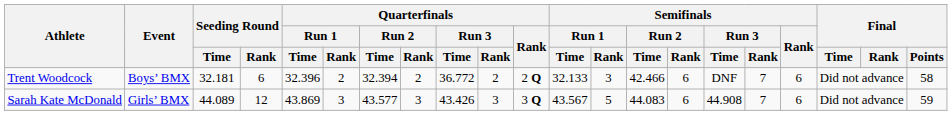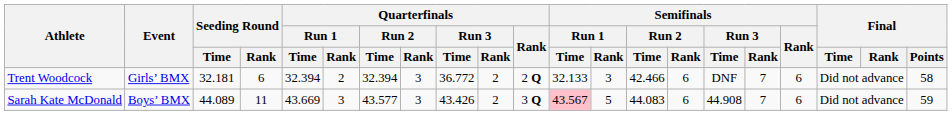(159, 78) Boys’ BMX -> (159, 78) Girls’ BMX
(303, 78) 32.396 -> (303, 78) 32.394
(418, 78) 2 -> (418, 78) 3
(159, 100) Girls’ BMX -> (159, 100) Boys’ BMX
(261, 100) 12 -> (261, 100) 11
(303, 100) 43.869 -> (303, 100) 43.669
(495, 100) 3 -> (495, 100) 2
(570, 100) no background -> (570, 100) pink background
